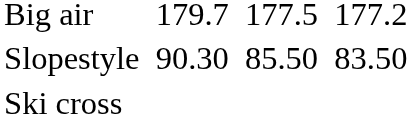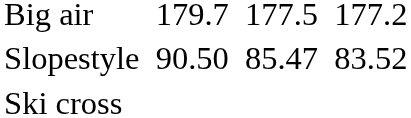(192, 58) 90.30 -> (192, 58) 90.50
(282, 58) 85.50 -> (282, 58) 85.47
(371, 58) 83.50 -> (371, 58) 83.52
